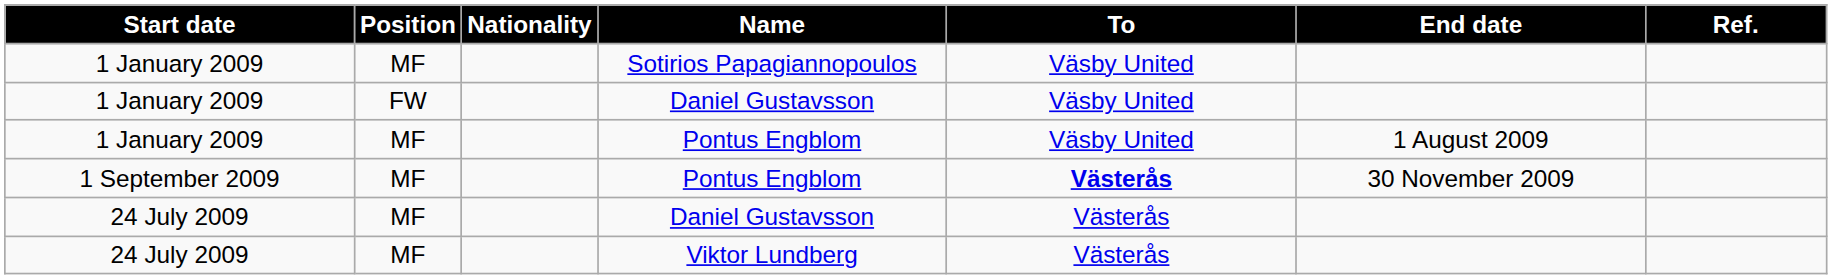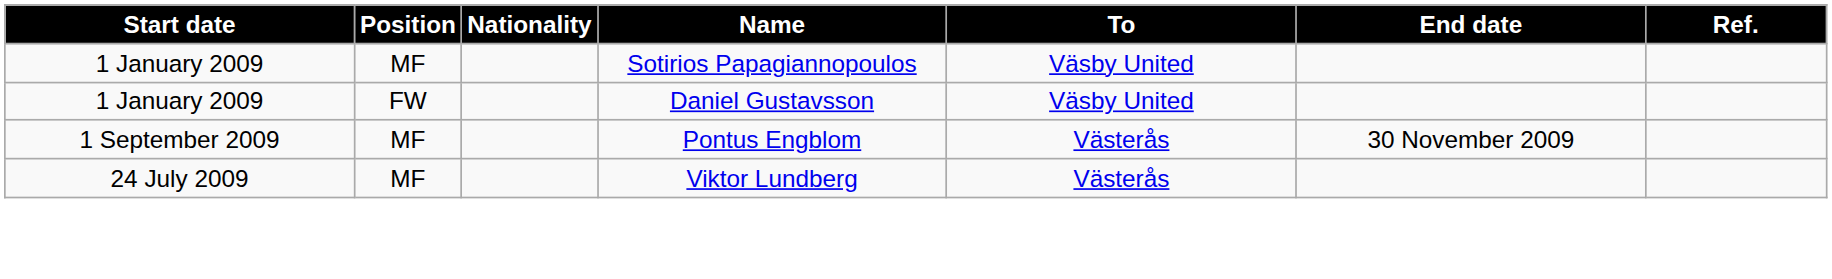- row: (180, 140)
(1121, 178) bold -> (1121, 140) normal
- row: (180, 217)
